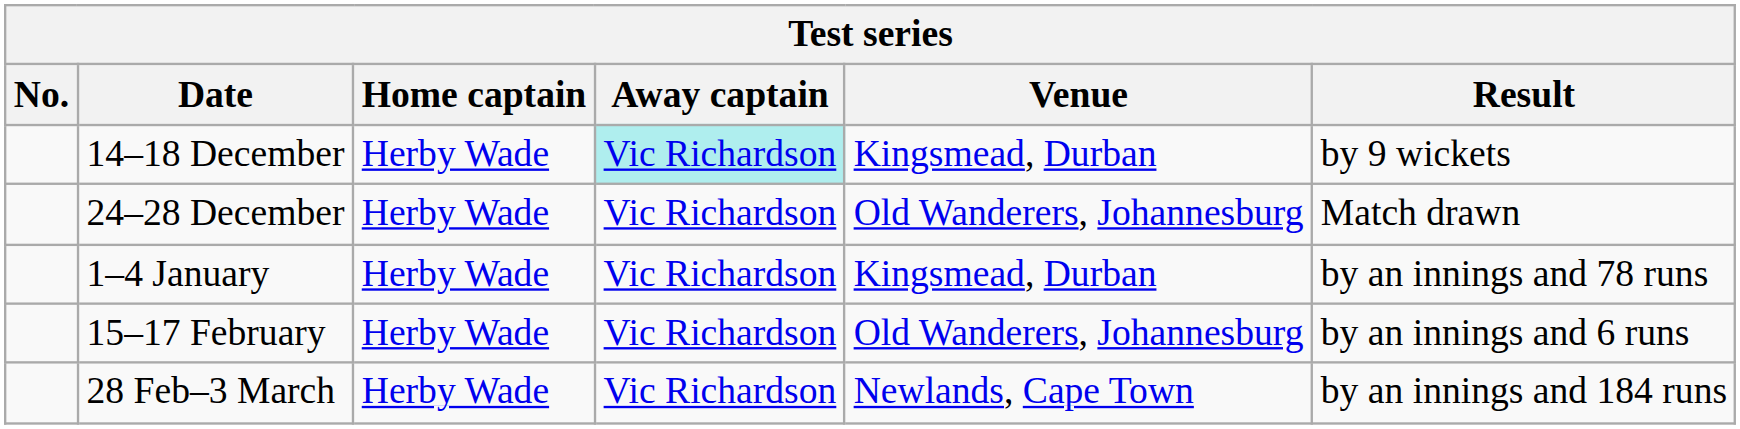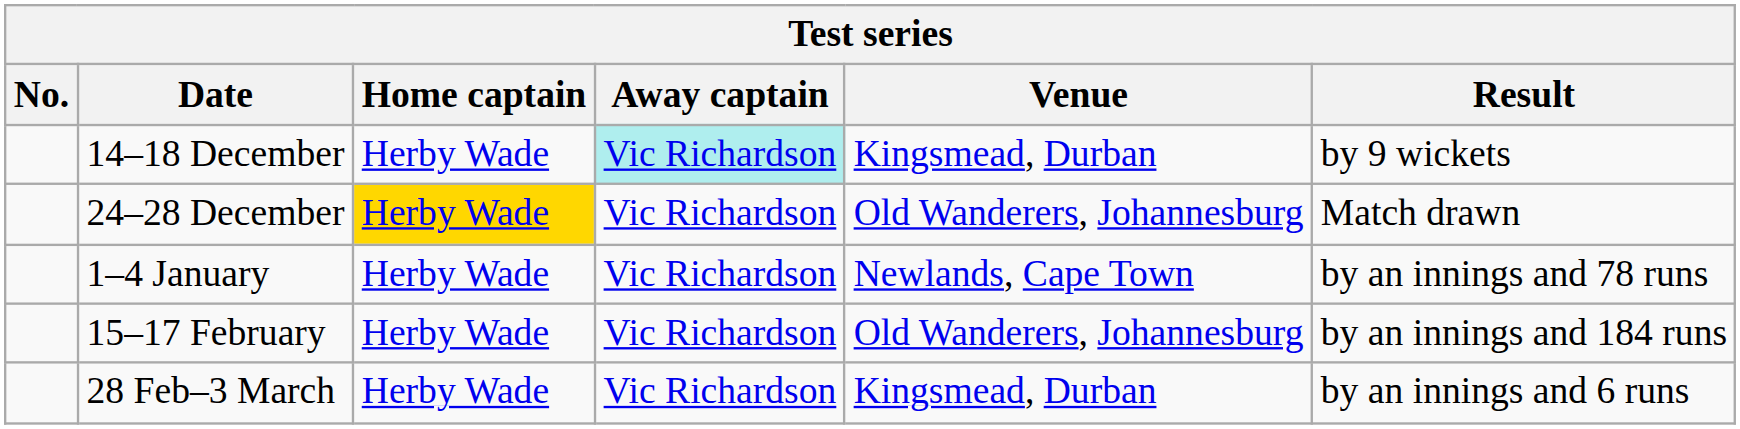(455, 213) no background -> (455, 213) gold background
(1005, 272) Kingsmead, Durban -> (1024, 272) Newlands, Cape Town
(1505, 332) by an innings and 6 runs -> (1524, 332) by an innings and 184 runs
(1024, 392) Newlands, Cape Town -> (1005, 392) Kingsmead, Durban
(1524, 392) by an innings and 184 runs -> (1505, 392) by an innings and 6 runs
